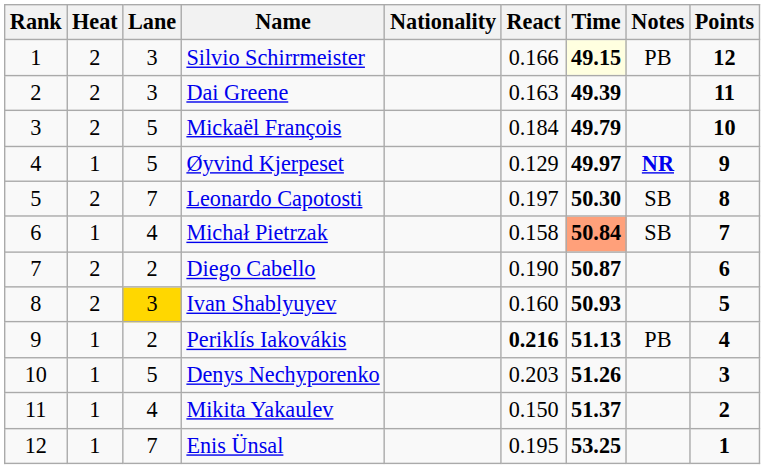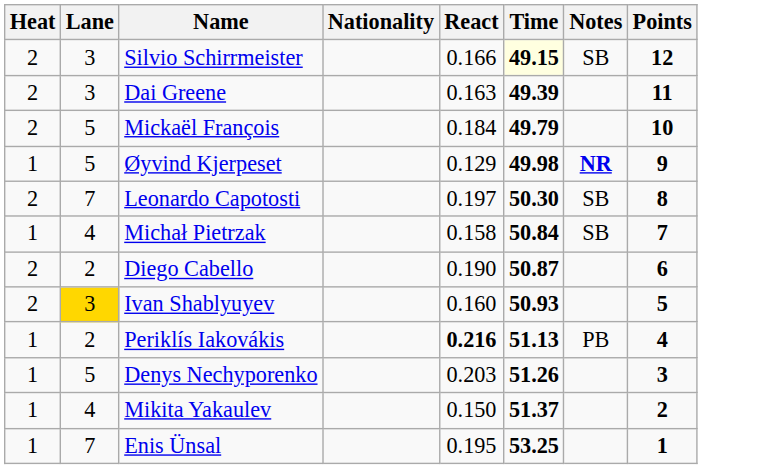- column: (36, 22)
(658, 57) PB -> (596, 57) SB
(596, 163) 49.97 -> (534, 163) 49.98
(596, 233) lightsalmon background -> (534, 233) no background
